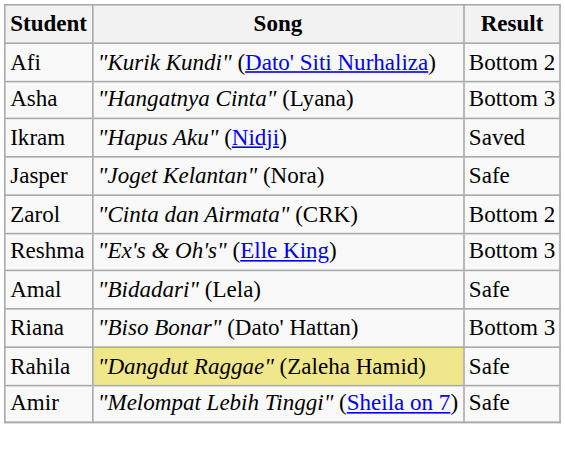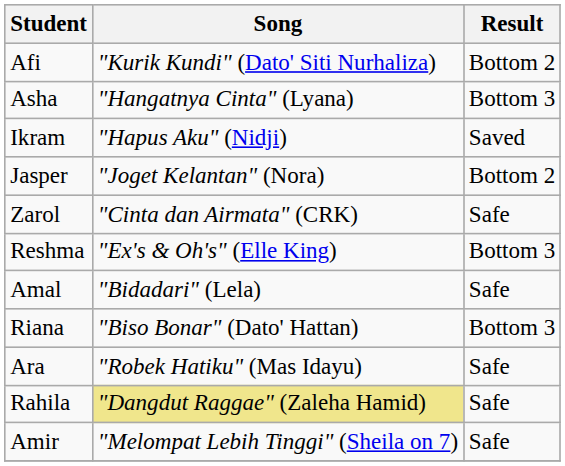(489, 175) Safe -> (512, 175) Bottom 2
(512, 213) Bottom 2 -> (489, 213) Safe
+ row: (27, 365)
